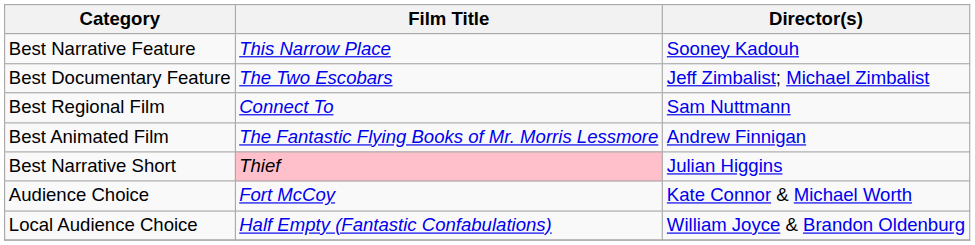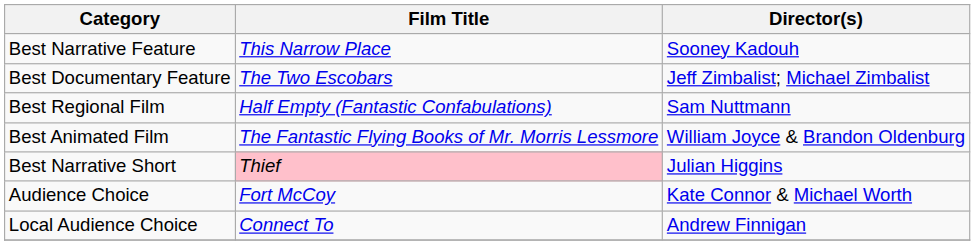(286, 107) Connect To -> (395, 107) Half Empty (Fantastic Confabulations)
(737, 136) Andrew Finnigan -> (816, 136) William Joyce & Brandon Oldenburg
(395, 225) Half Empty (Fantastic Confabulations) -> (286, 225) Connect To
(816, 225) William Joyce & Brandon Oldenburg -> (737, 225) Andrew Finnigan
